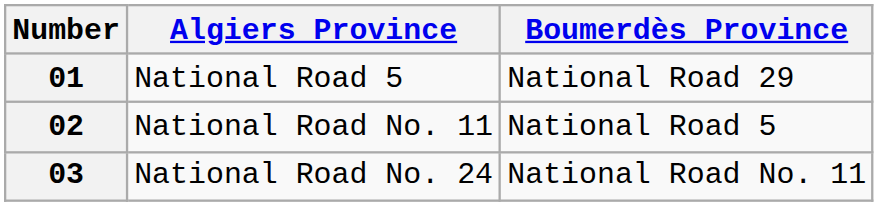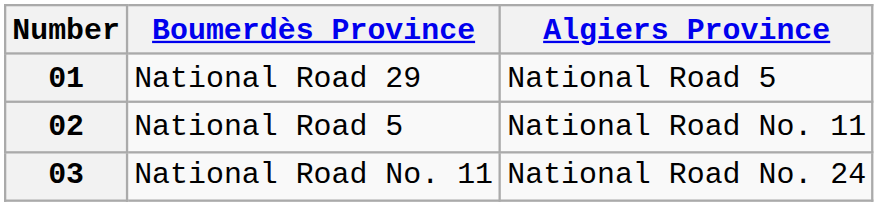columns swapped: (687, 30) <-> (314, 30)
